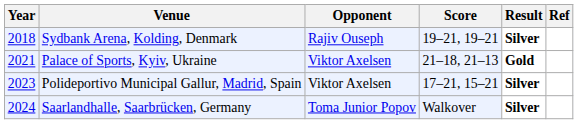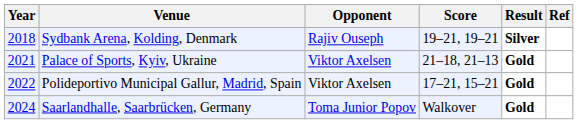(22, 84) 2023 -> (22, 84) 2022
(522, 84) Silver -> (519, 84) Gold
(522, 107) Silver -> (519, 107) Gold
